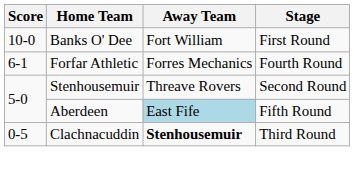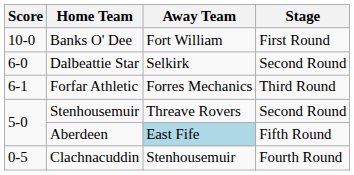+ row: (94, 63)
(301, 63) Fourth Round -> (297, 87) Third Round
(194, 134) bold -> (191, 157) normal
(297, 134) Third Round -> (301, 157) Fourth Round
